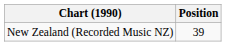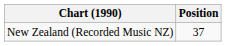(199, 31) 39 -> (199, 31) 37
